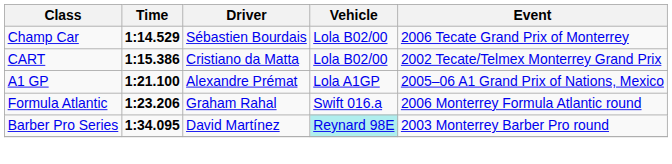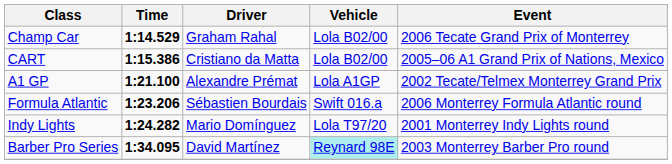(246, 37) Sébastien Bourdais -> (231, 37) Graham Rahal
(531, 59) 2002 Tecate/Telmex Monterrey Grand Prix -> (532, 59) 2005–06 A1 Grand Prix of Nations, Mexico
(532, 81) 2005–06 A1 Grand Prix of Nations, Mexico -> (531, 81) 2002 Tecate/Telmex Monterrey Grand Prix
(231, 103) Graham Rahal -> (246, 103) Sébastien Bourdais
+ row: (41, 125)
